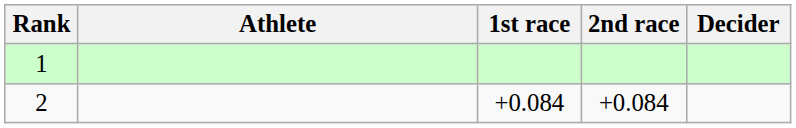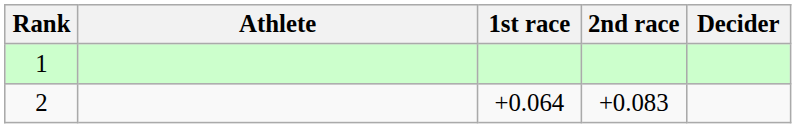(529, 102) +0.084 -> (529, 102) +0.064
(634, 102) +0.084 -> (634, 102) +0.083
